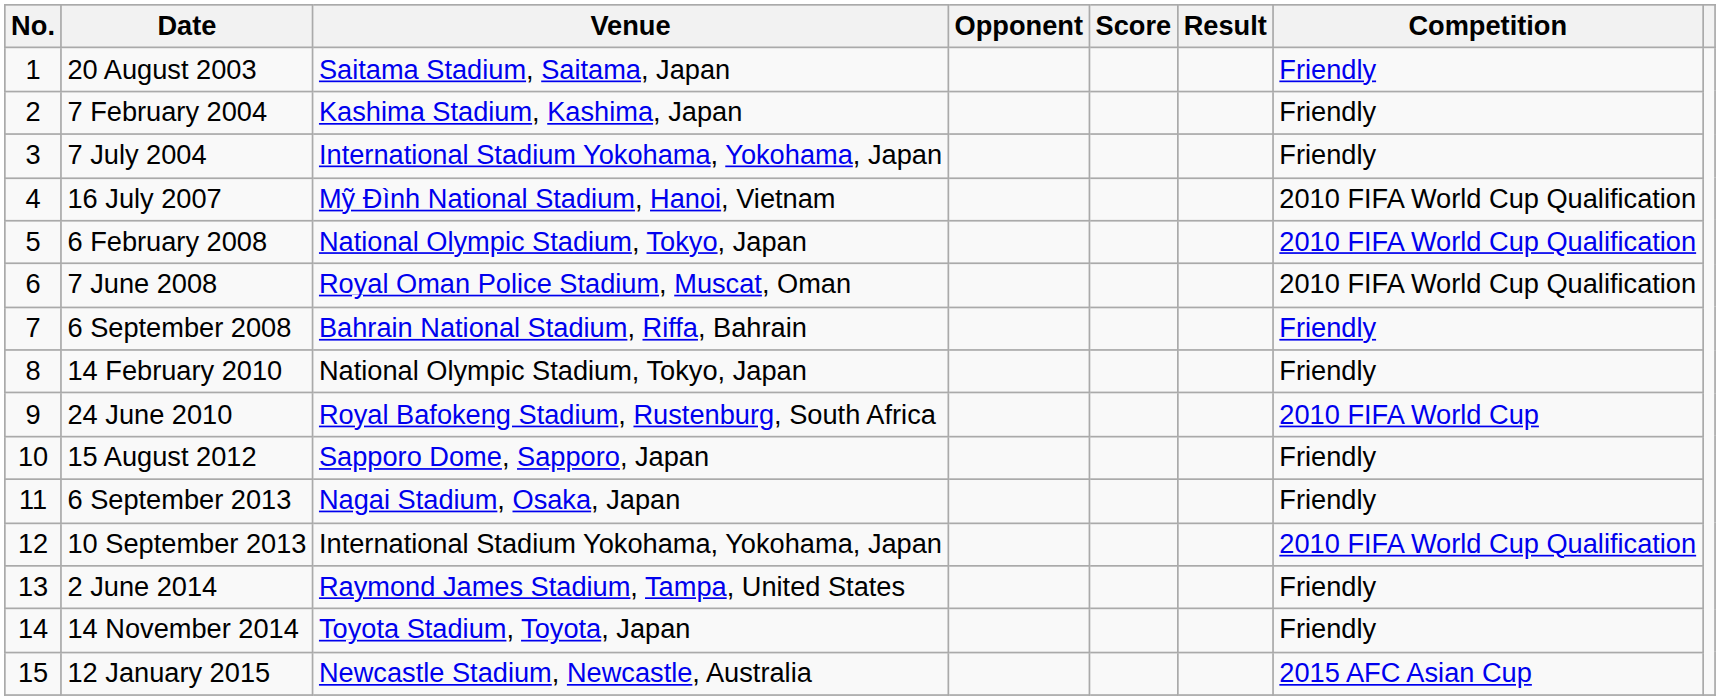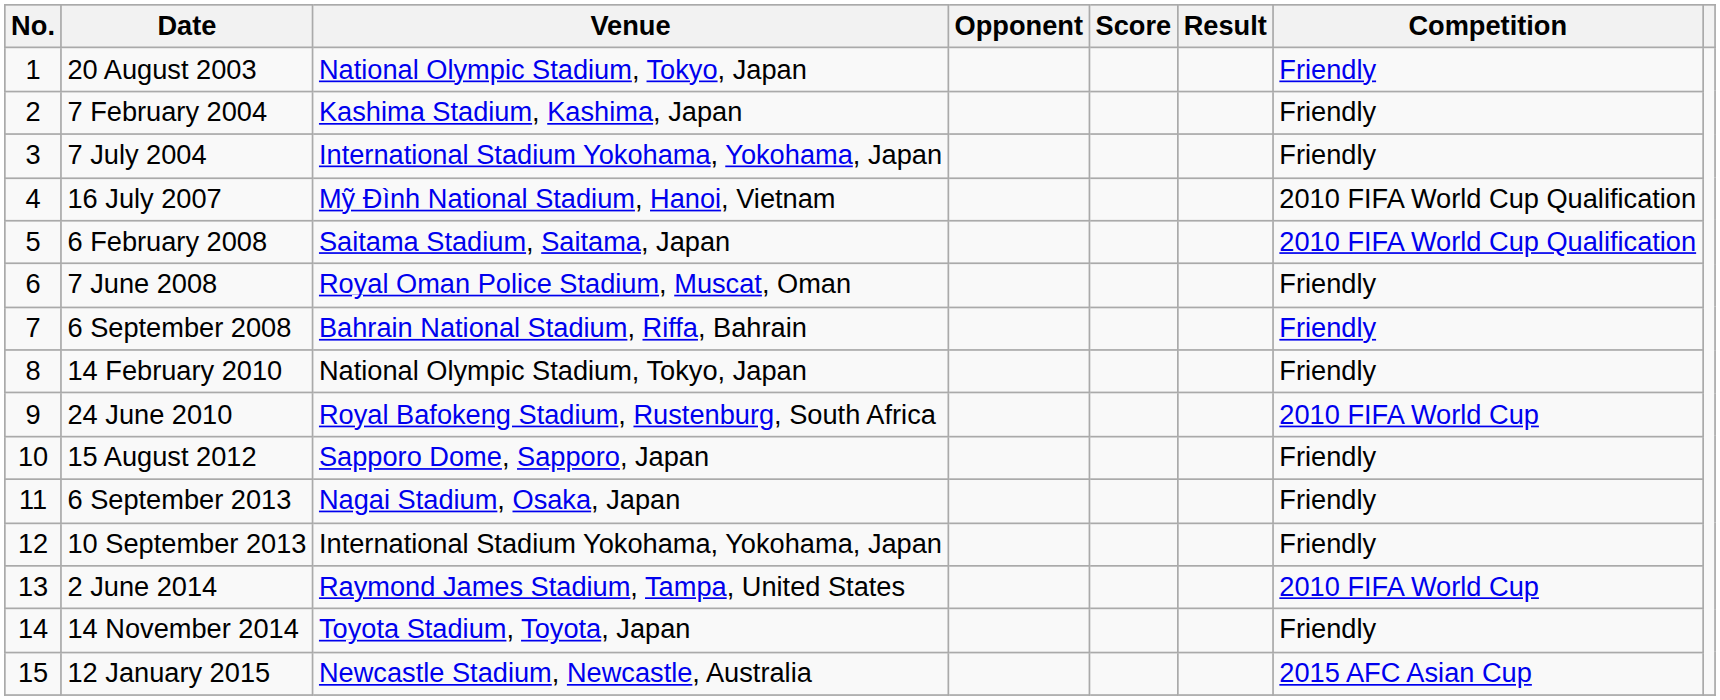(525, 69) Saitama Stadium, Saitama, Japan -> (563, 69) National Olympic Stadium, Tokyo, Japan
(563, 241) National Olympic Stadium, Tokyo, Japan -> (525, 241) Saitama Stadium, Saitama, Japan
(1488, 284) 2010 FIFA World Cup Qualification -> (1328, 284) Friendly
(1488, 543) 2010 FIFA World Cup Qualification -> (1328, 543) Friendly
(1328, 586) Friendly -> (1409, 586) 2010 FIFA World Cup
